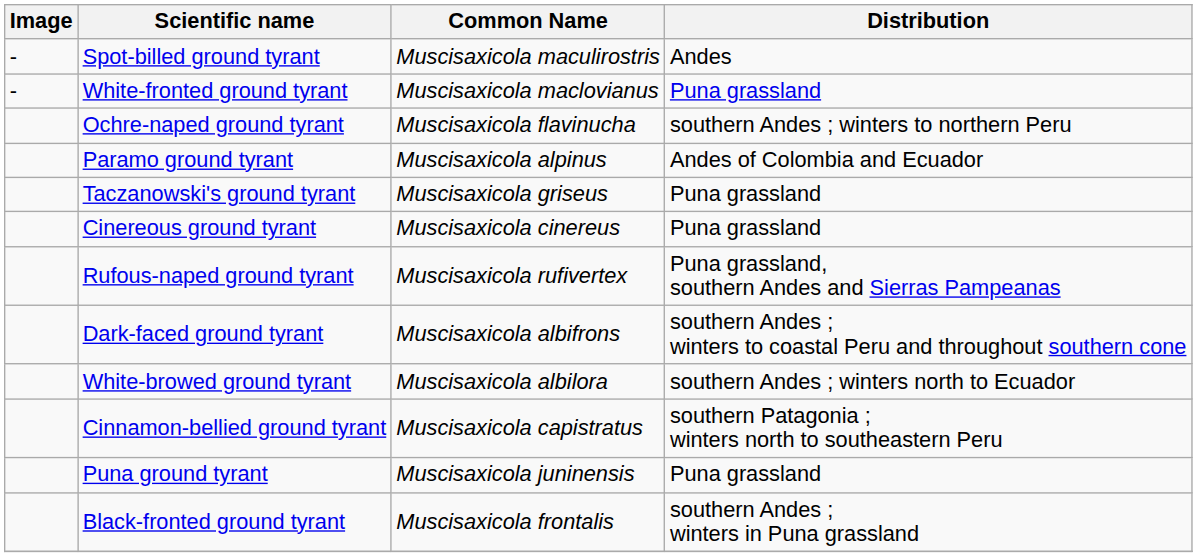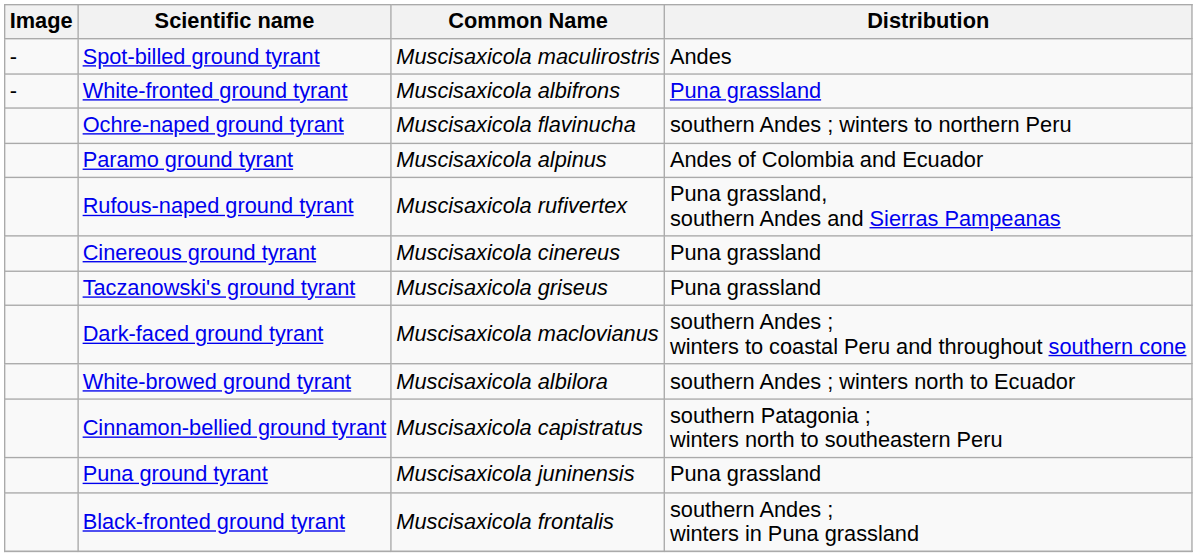(527, 90) Muscisaxicola maclovianus -> (508, 90) Muscisaxicola albifrons
rows swapped: (219, 194) <-> (218, 275)
(508, 334) Muscisaxicola albifrons -> (527, 334) Muscisaxicola maclovianus
